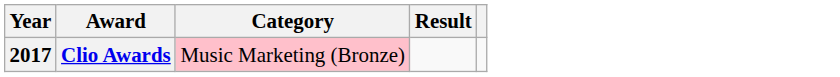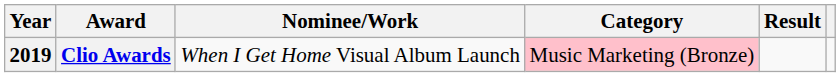+ column: (350, 21)
(30, 54) 2017 -> (30, 54) 2019
